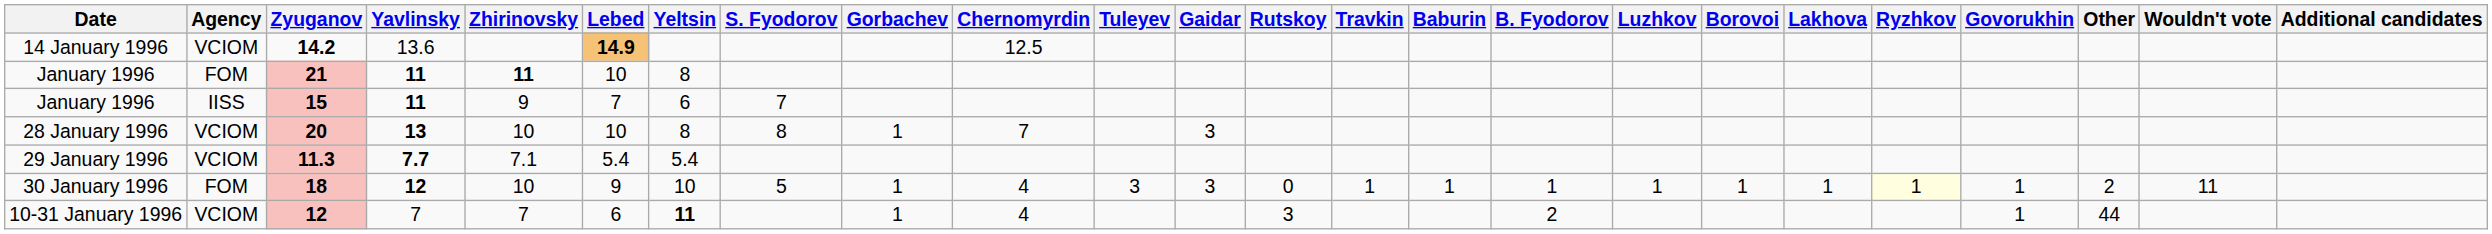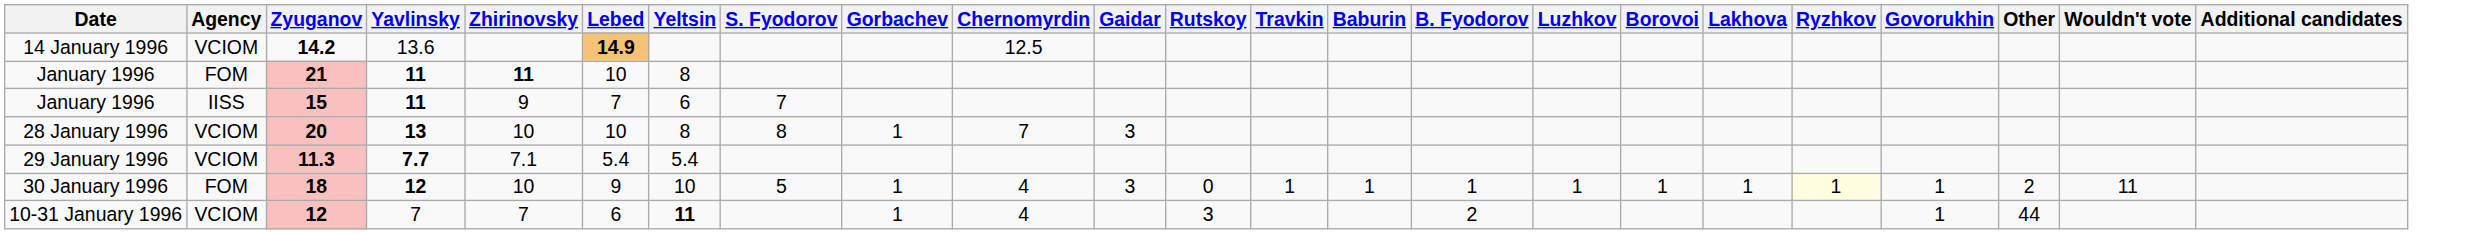- column: (1135, 19)
